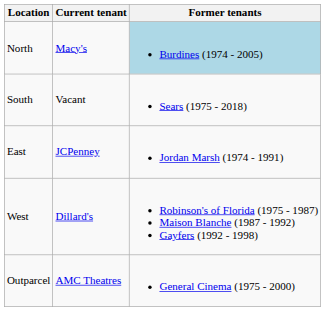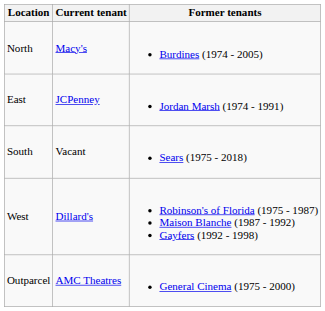(225, 54) lightblue background -> (225, 54) no background
rows swapped: (16, 152) <-> (20, 100)
